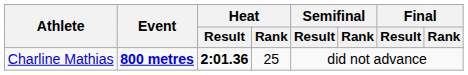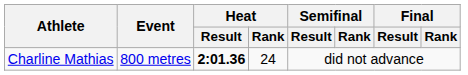(157, 59) bold -> (156, 59) normal
(271, 59) 25 -> (268, 59) 24
